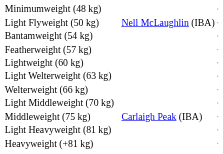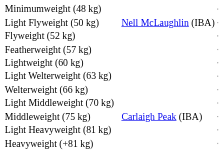+ row: (40, 36)
- row: (49, 36)
